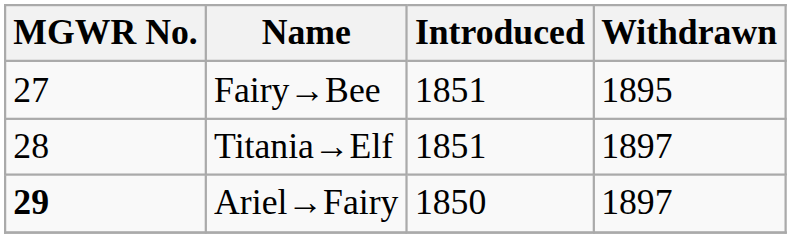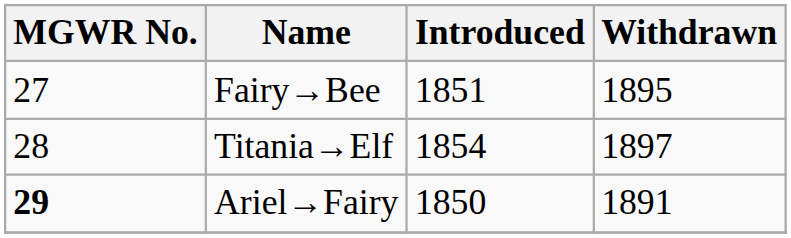(451, 145) 1851 -> (451, 145) 1854
(637, 202) 1897 -> (637, 202) 1891
